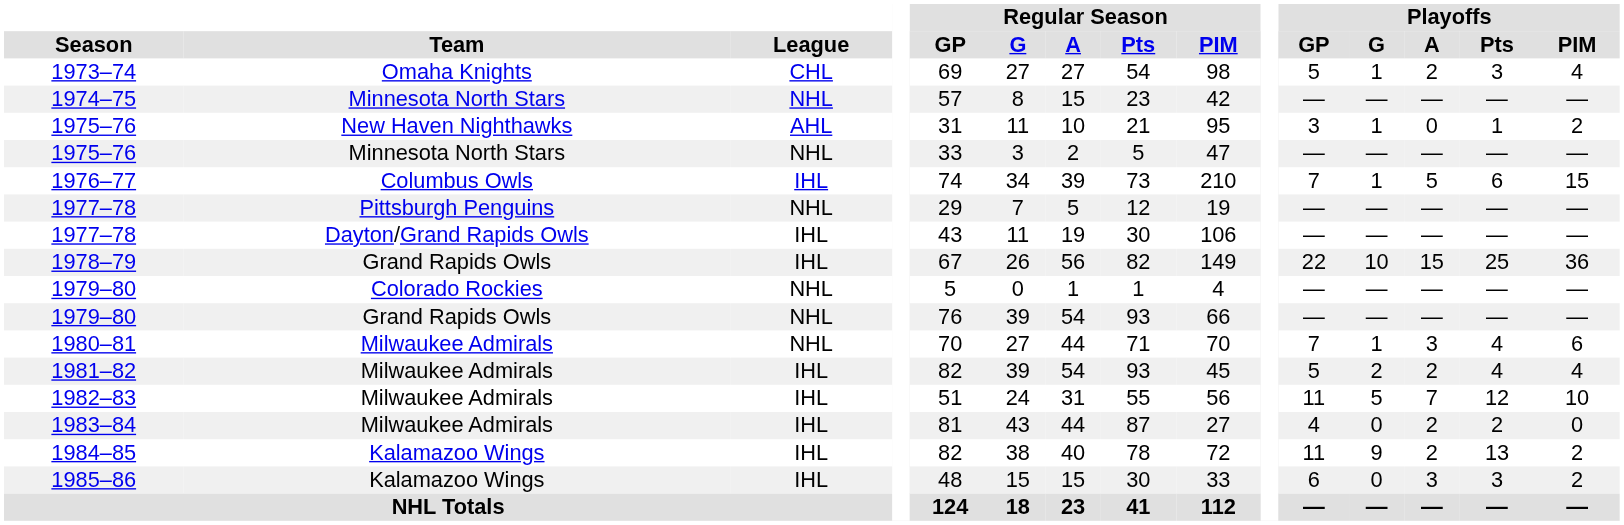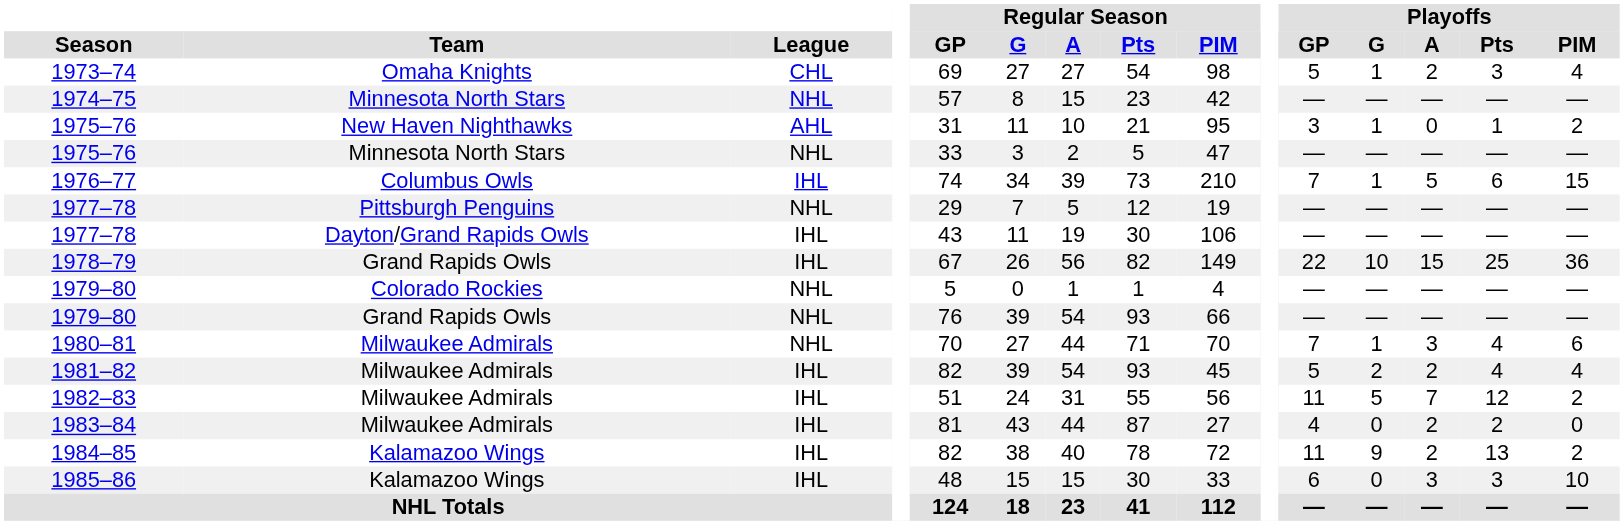(1577, 398) 10 -> (1577, 398) 2
(1577, 479) 2 -> (1577, 479) 10
